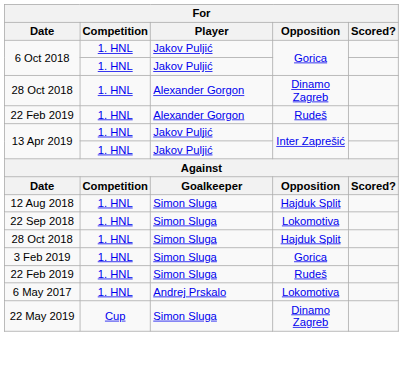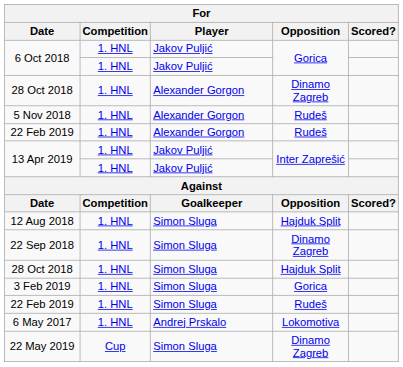+ row: (42, 115)
(311, 221) Lokomotiva -> (311, 245) Dinamo Zagreb
